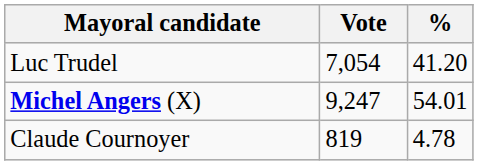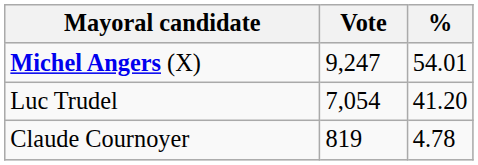rows swapped: (106, 100) <-> (64, 62)
